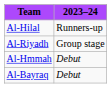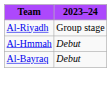- row: (23, 28)
